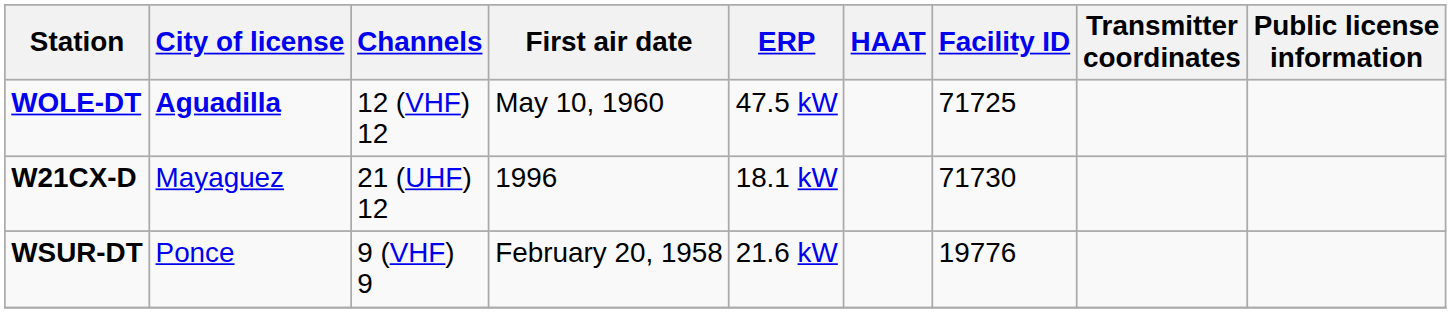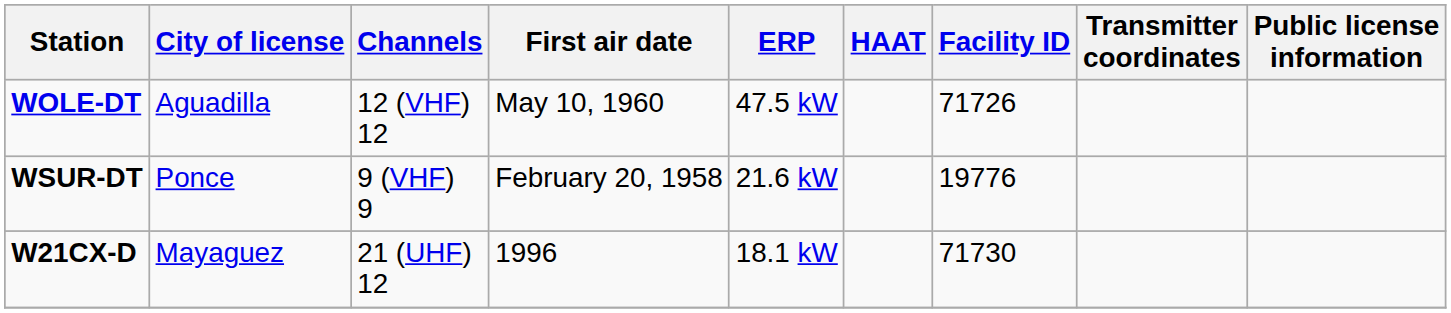(218, 102) bold -> (213, 102) normal
(977, 102) 71725 -> (977, 102) 71726
rows swapped: (77, 252) <-> (74, 177)
